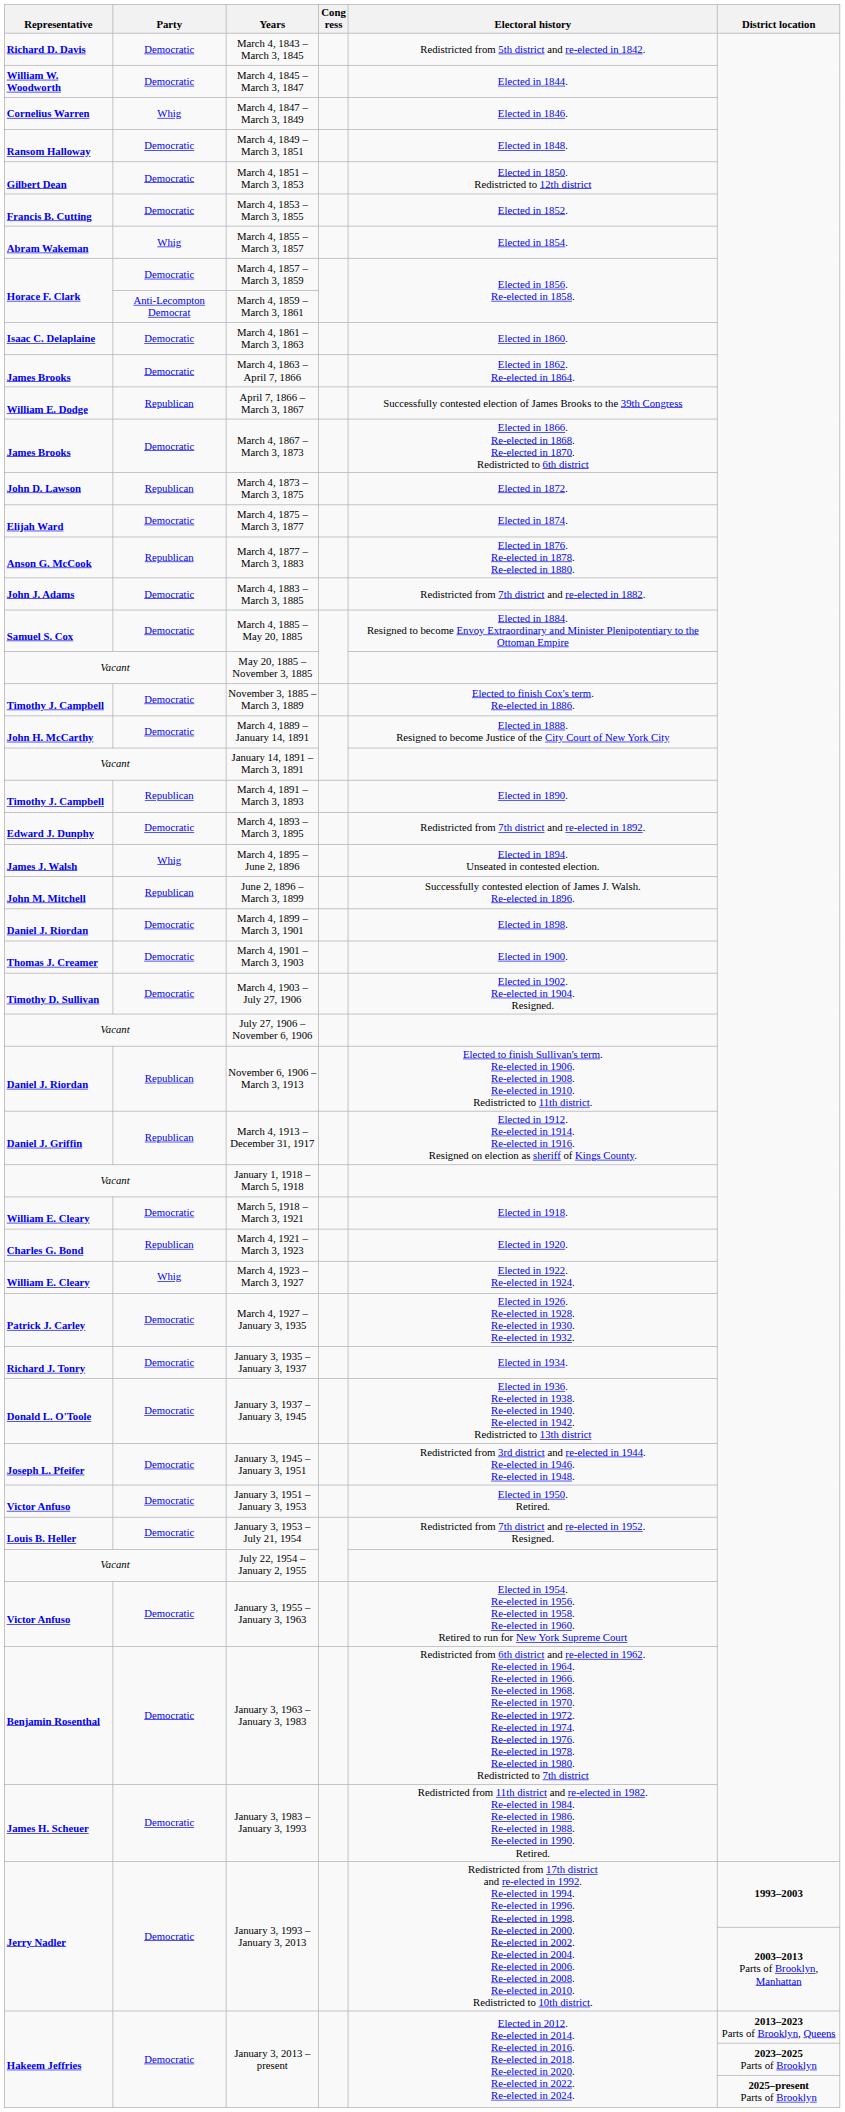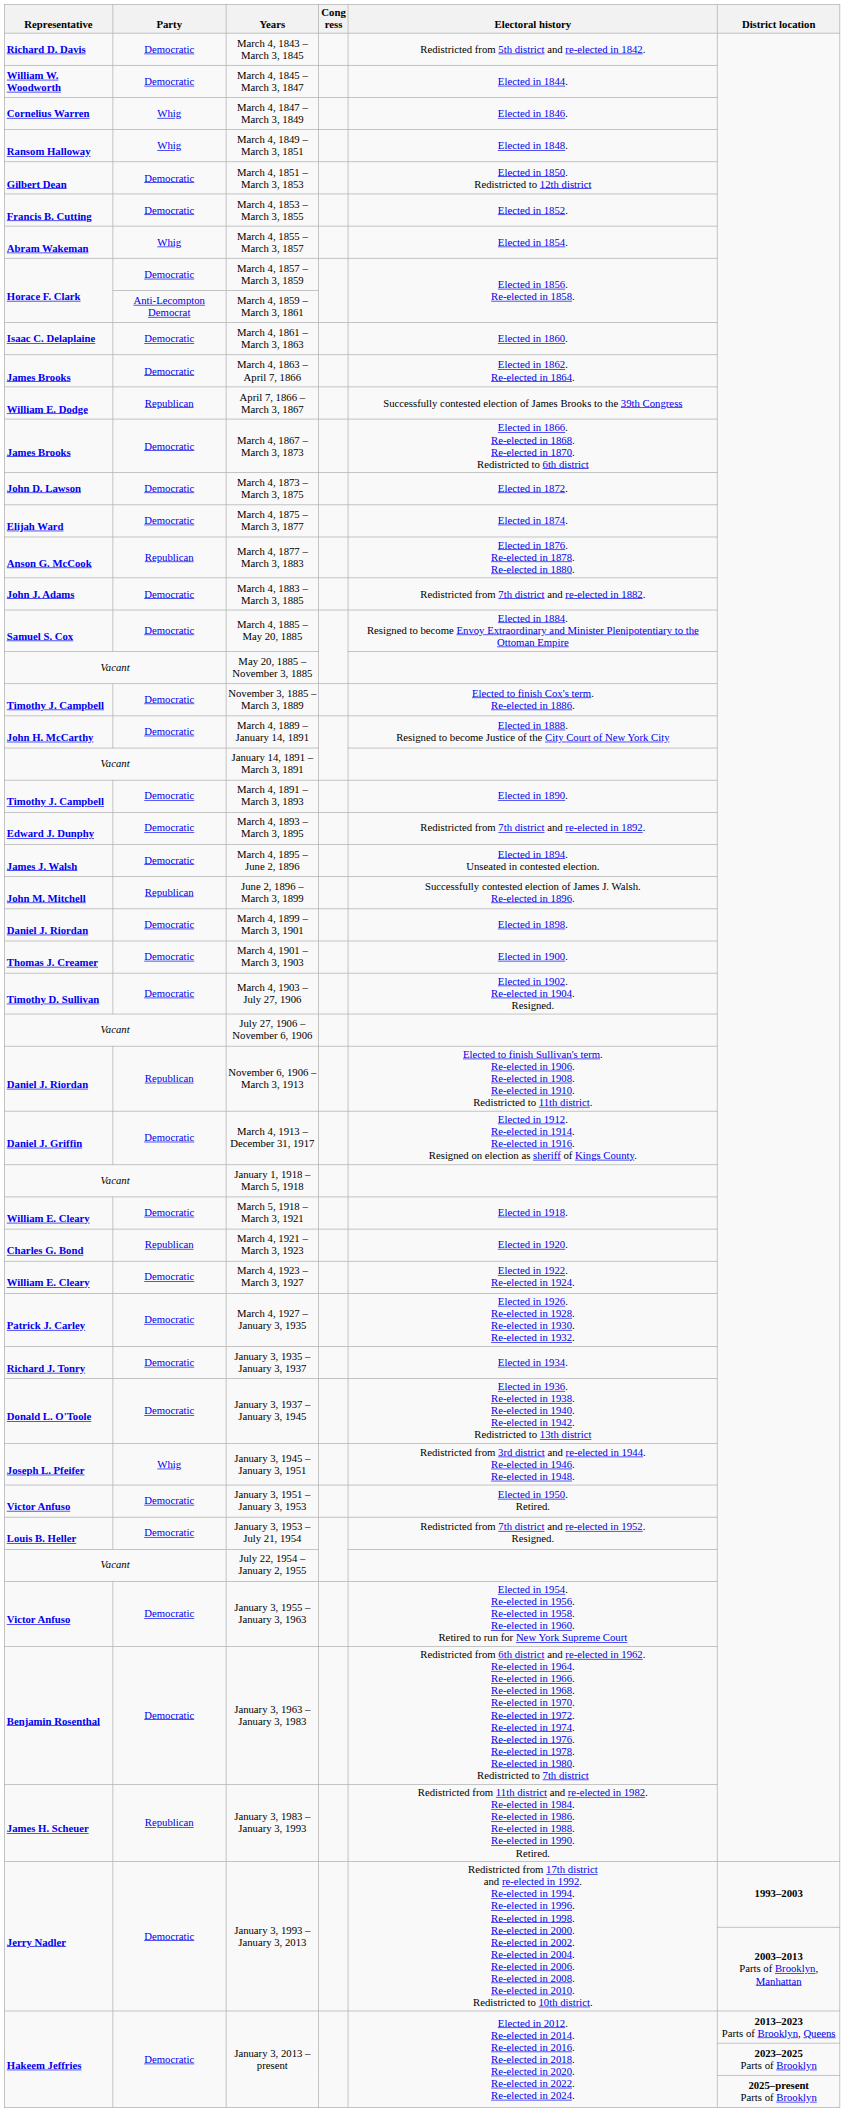(169, 146) Democratic -> (169, 146) Whig
(169, 488) Republican -> (169, 488) Democratic
(169, 796) Republican -> (169, 796) Democratic
(169, 860) Whig -> (169, 860) Democratic
(169, 1138) Republican -> (169, 1138) Democratic
(169, 1277) Whig -> (169, 1277) Democratic
(169, 1464) Democratic -> (169, 1464) Whig
(169, 1823) Democratic -> (169, 1823) Republican
